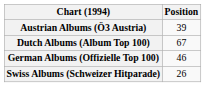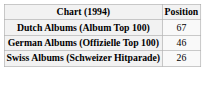- row: (83, 27)
